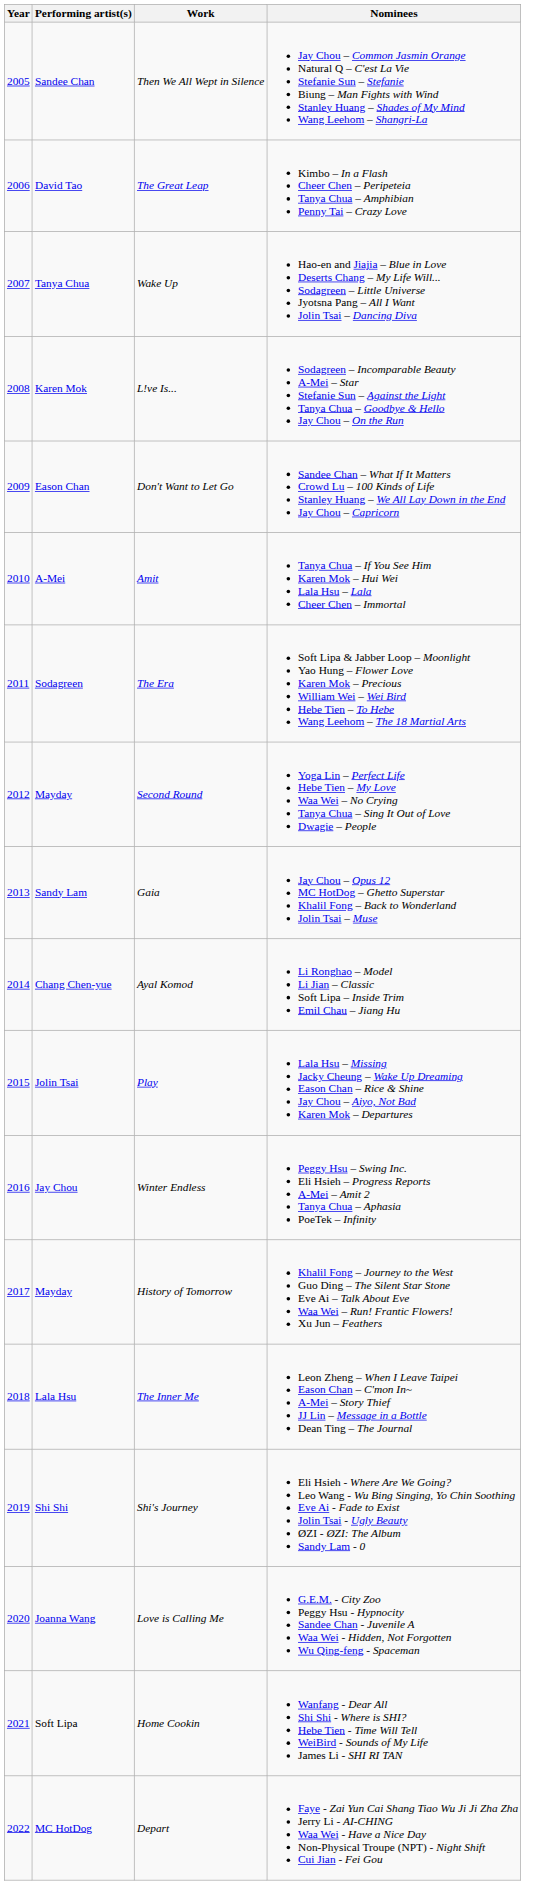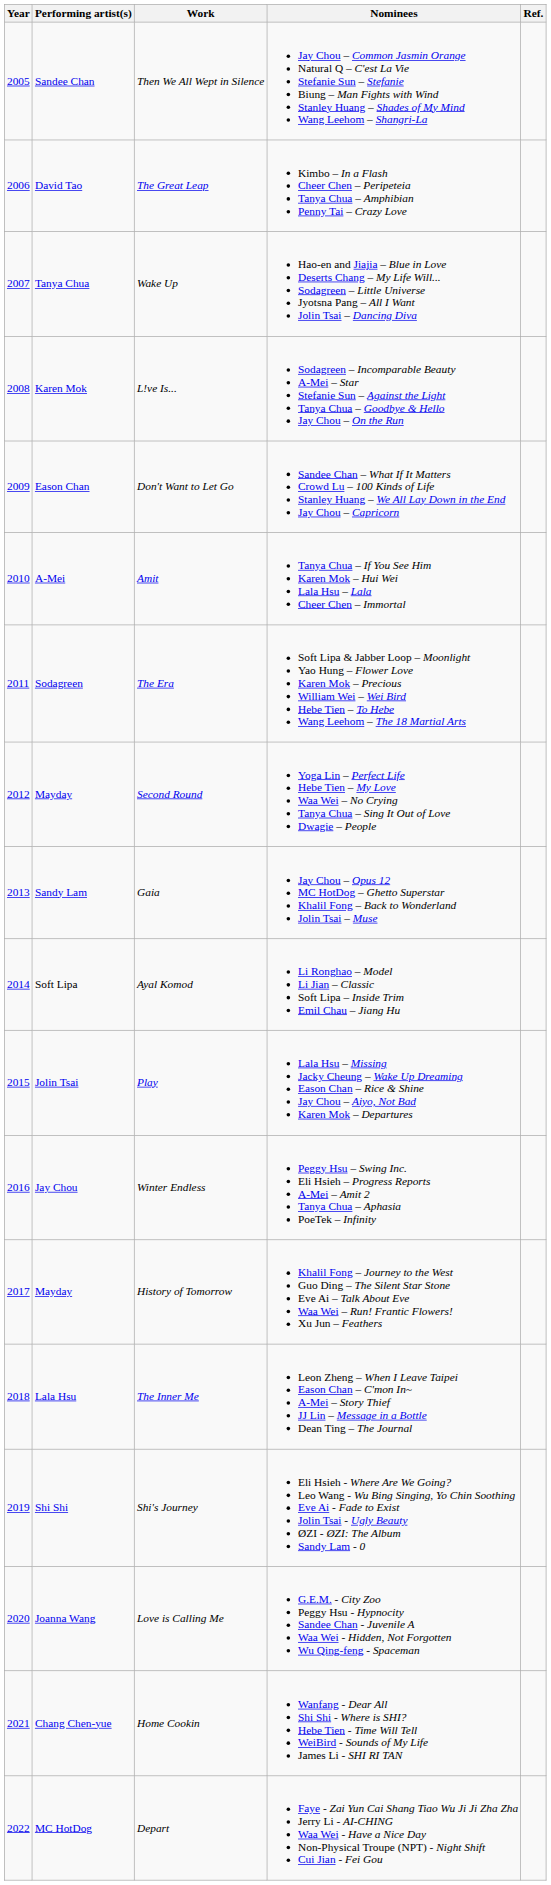+ column: (533, 13)
(73, 984) Chang Chen-yue -> (56, 984) Soft Lipa
(56, 1723) Soft Lipa -> (73, 1723) Chang Chen-yue
